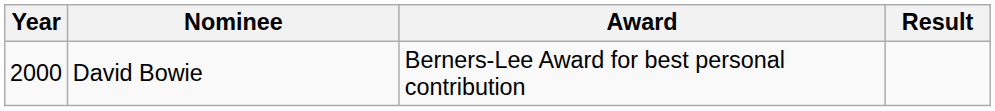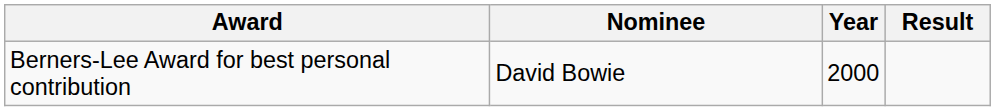columns swapped: (36, 23) <-> (642, 23)
